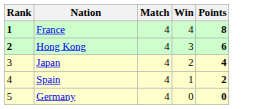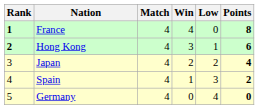+ column: (208, 12)
